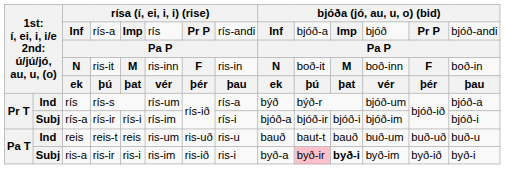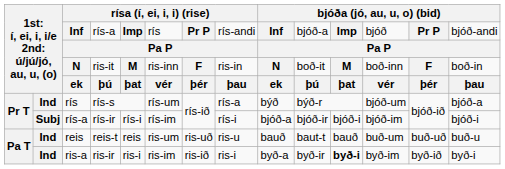(48, 155) Subj -> (48, 155) Ind
(311, 155) pink background -> (311, 155) no background
